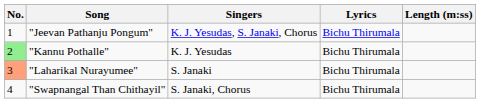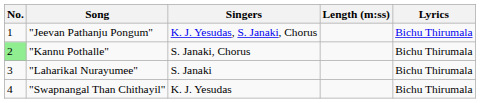columns swapped: (361, 14) <-> (439, 14)
(201, 51) K. J. Yesudas -> (211, 51) S. Janaki, Chorus
(10, 70) lightsalmon background -> (10, 70) no background
(211, 89) S. Janaki, Chorus -> (201, 89) K. J. Yesudas
